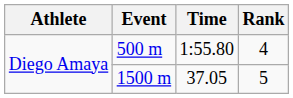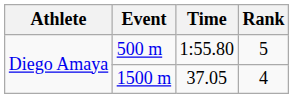(264, 49) 4 -> (264, 49) 5
(264, 79) 5 -> (264, 79) 4
